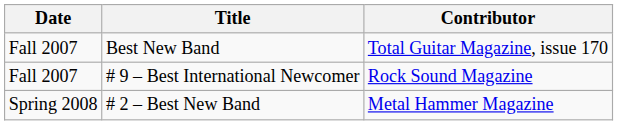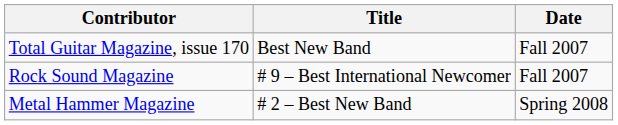columns swapped: (53, 18) <-> (488, 18)
